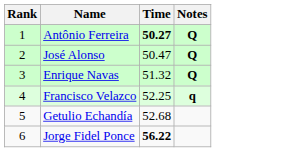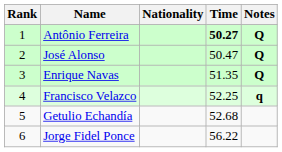+ column: (173, 14)
(157, 75) 51.32 -> (224, 75) 51.35
(157, 136) bold -> (224, 136) normal
